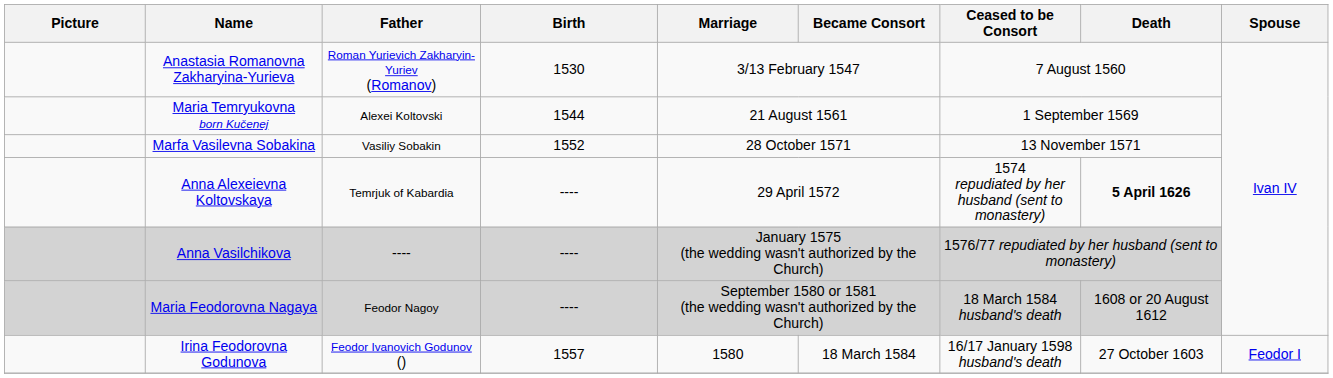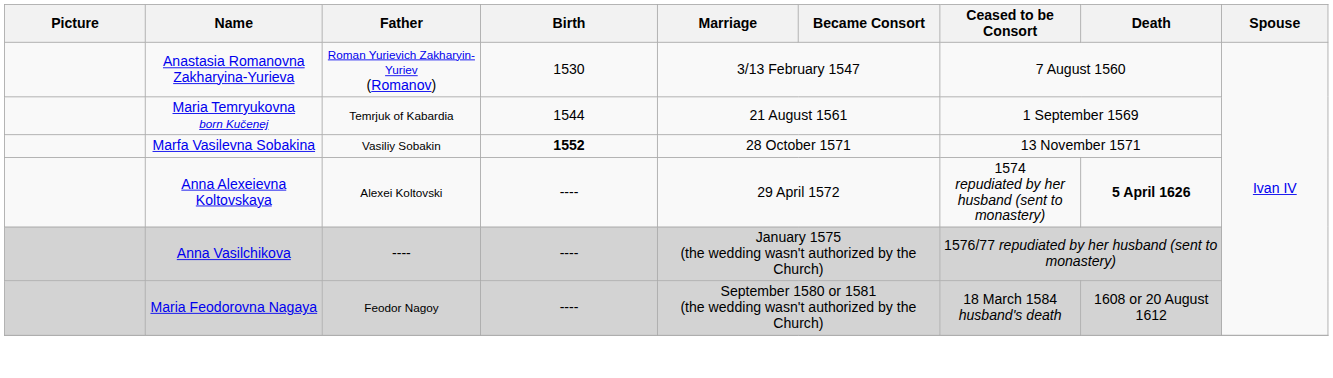(401, 116) Alexei Koltovski -> (401, 116) Temrjuk of Kabardia
(569, 146) normal -> (569, 146) bold
(401, 192) Temrjuk of Kabardia -> (401, 192) Alexei Koltovski
- row: (234, 354)
